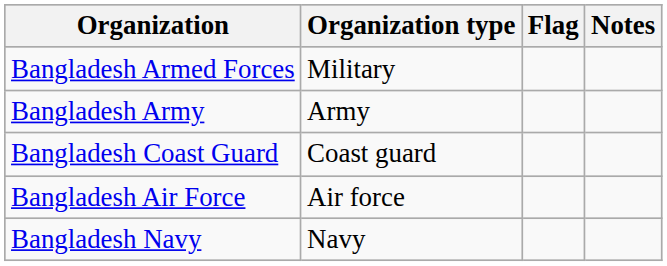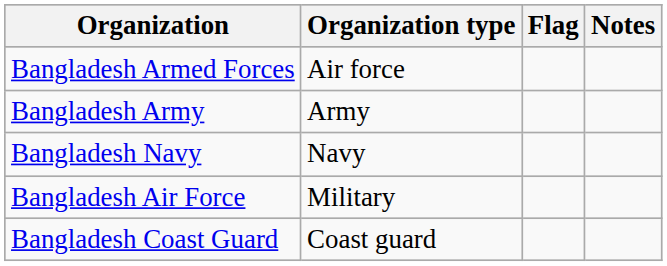(351, 68) Military -> (356, 68) Air force
rows swapped: (106, 238) <-> (145, 153)
(356, 196) Air force -> (351, 196) Military
